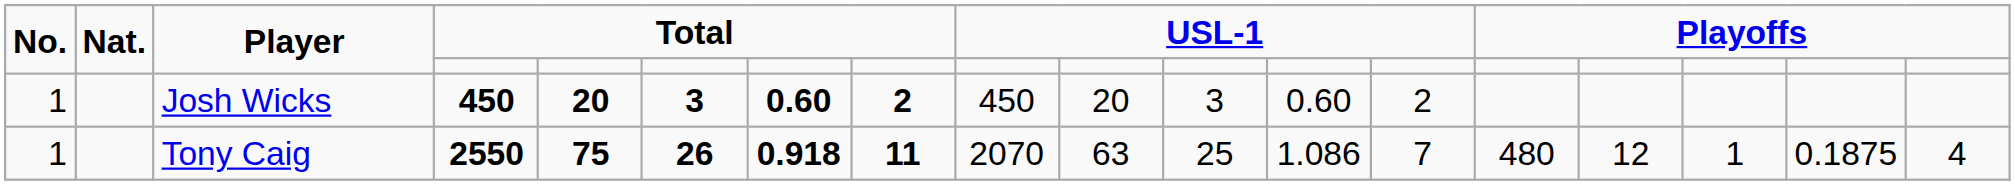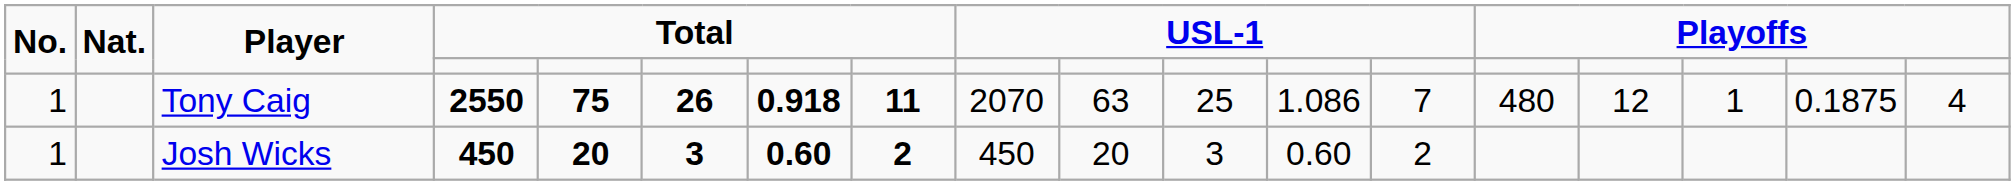rows swapped: (236, 154) <-> (246, 101)
